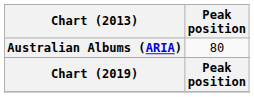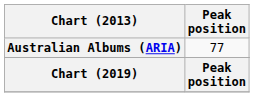(217, 48) 80 -> (217, 48) 77
